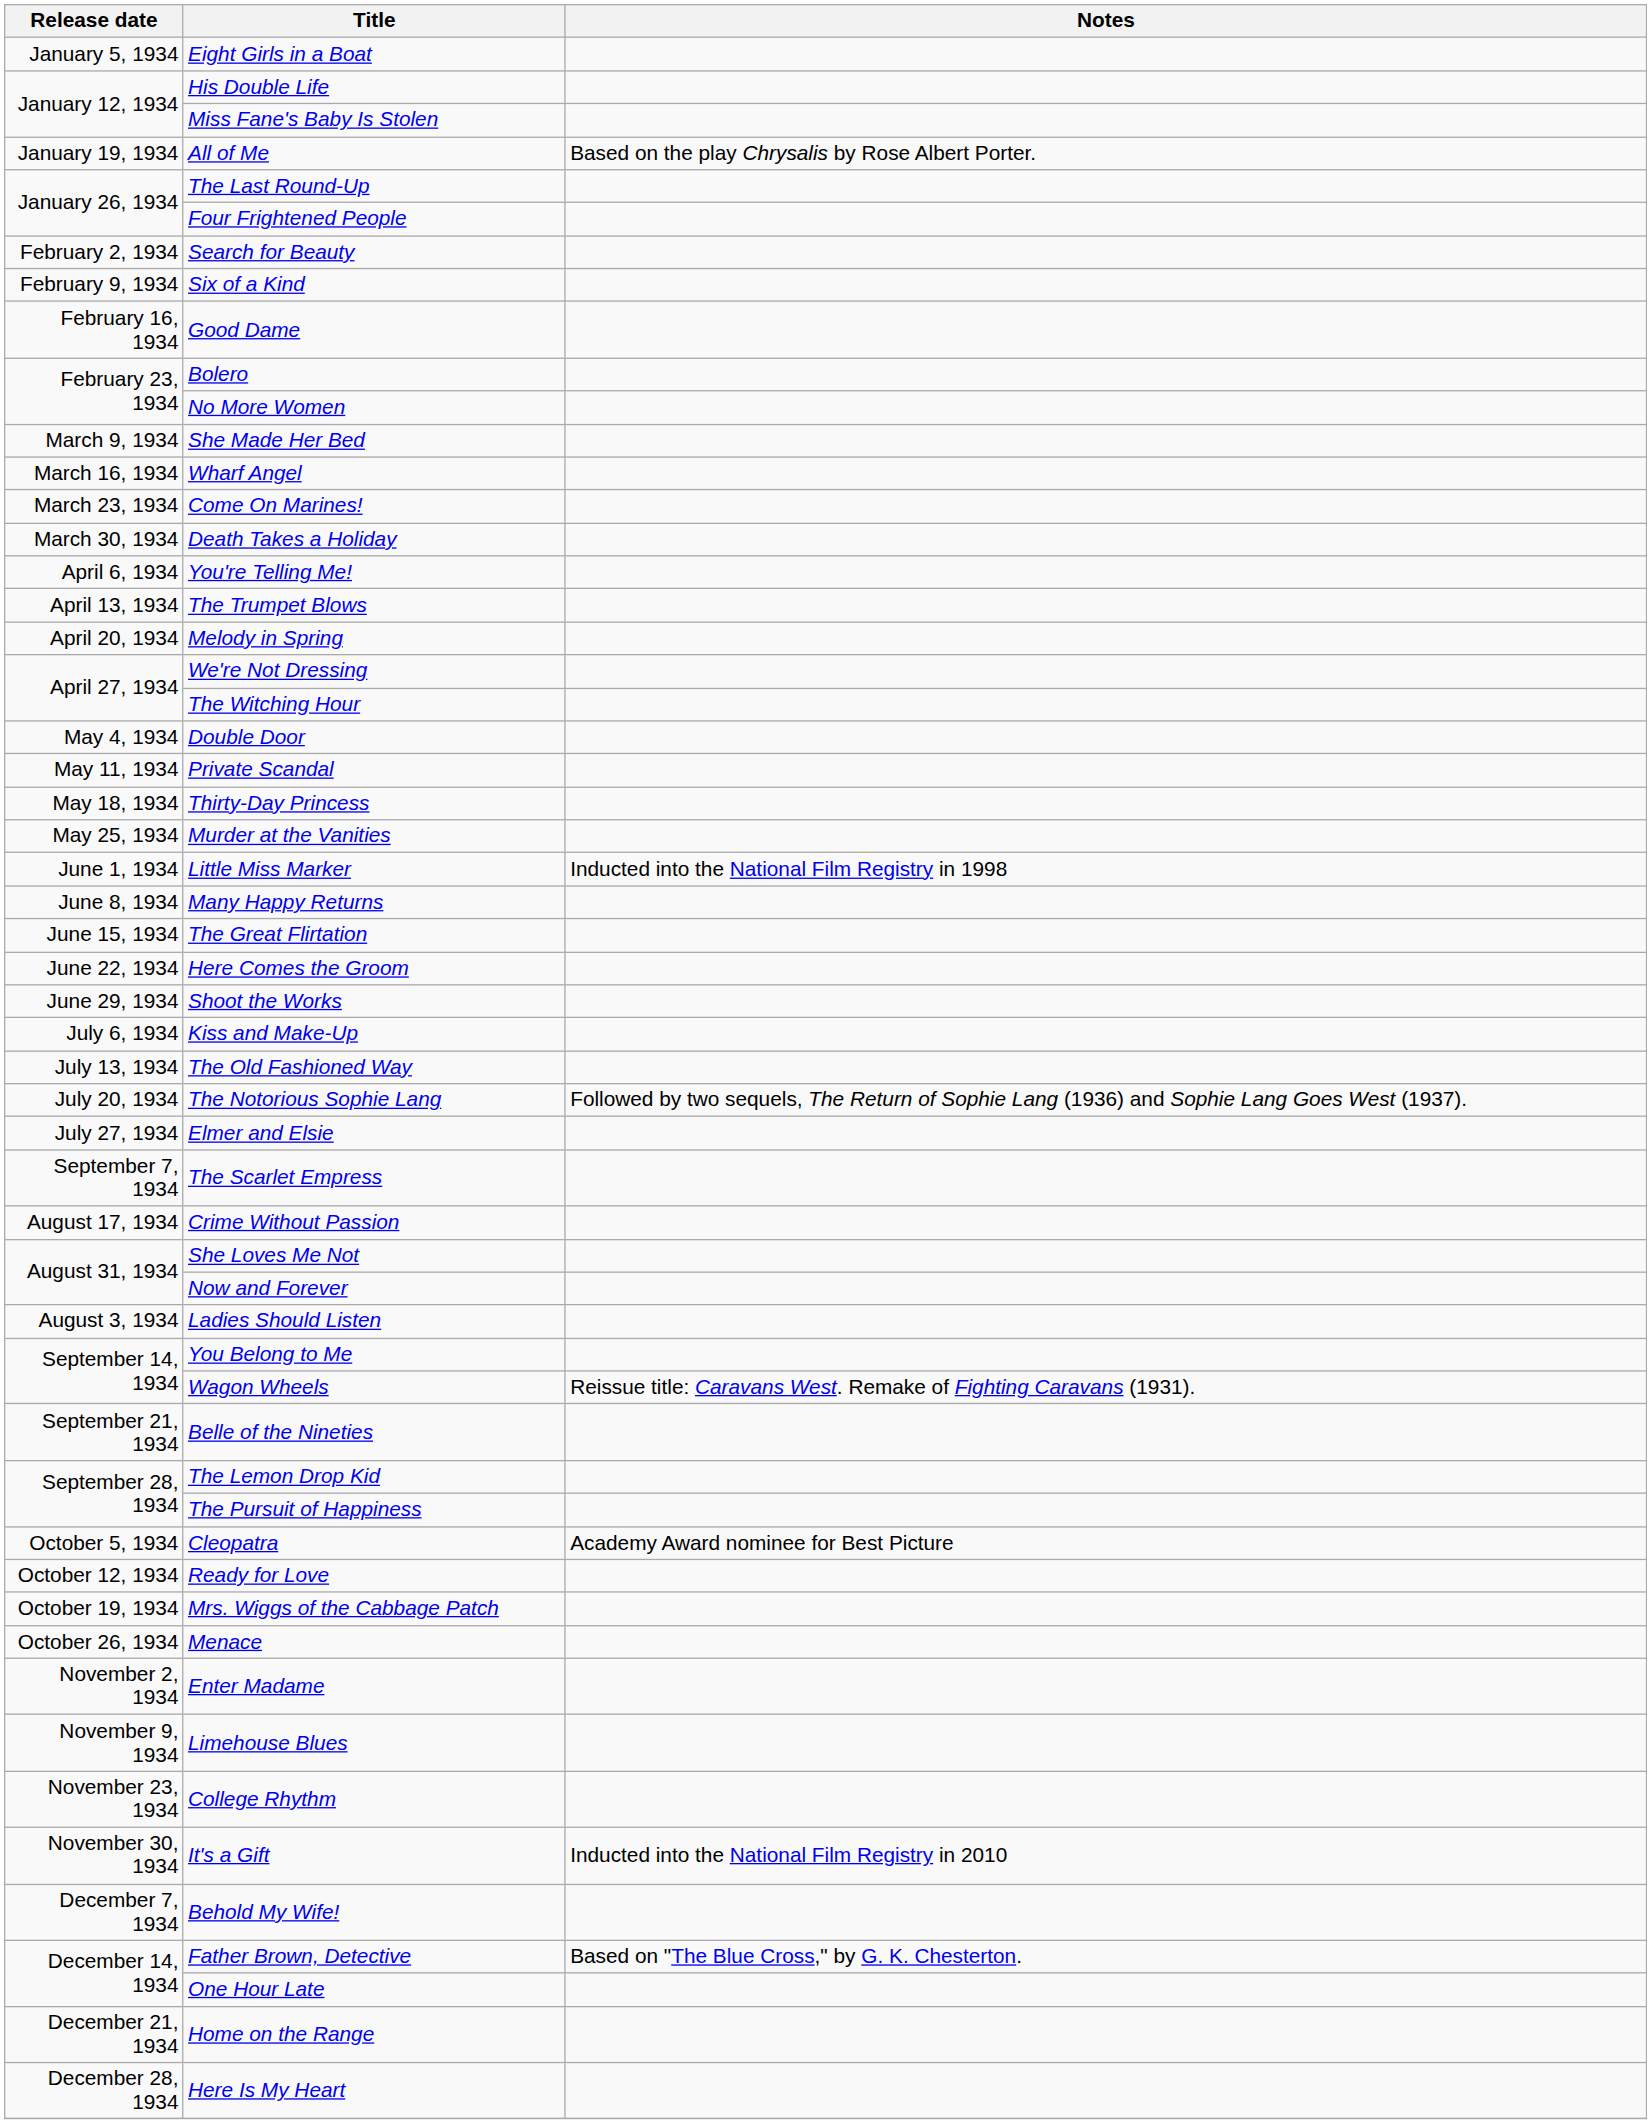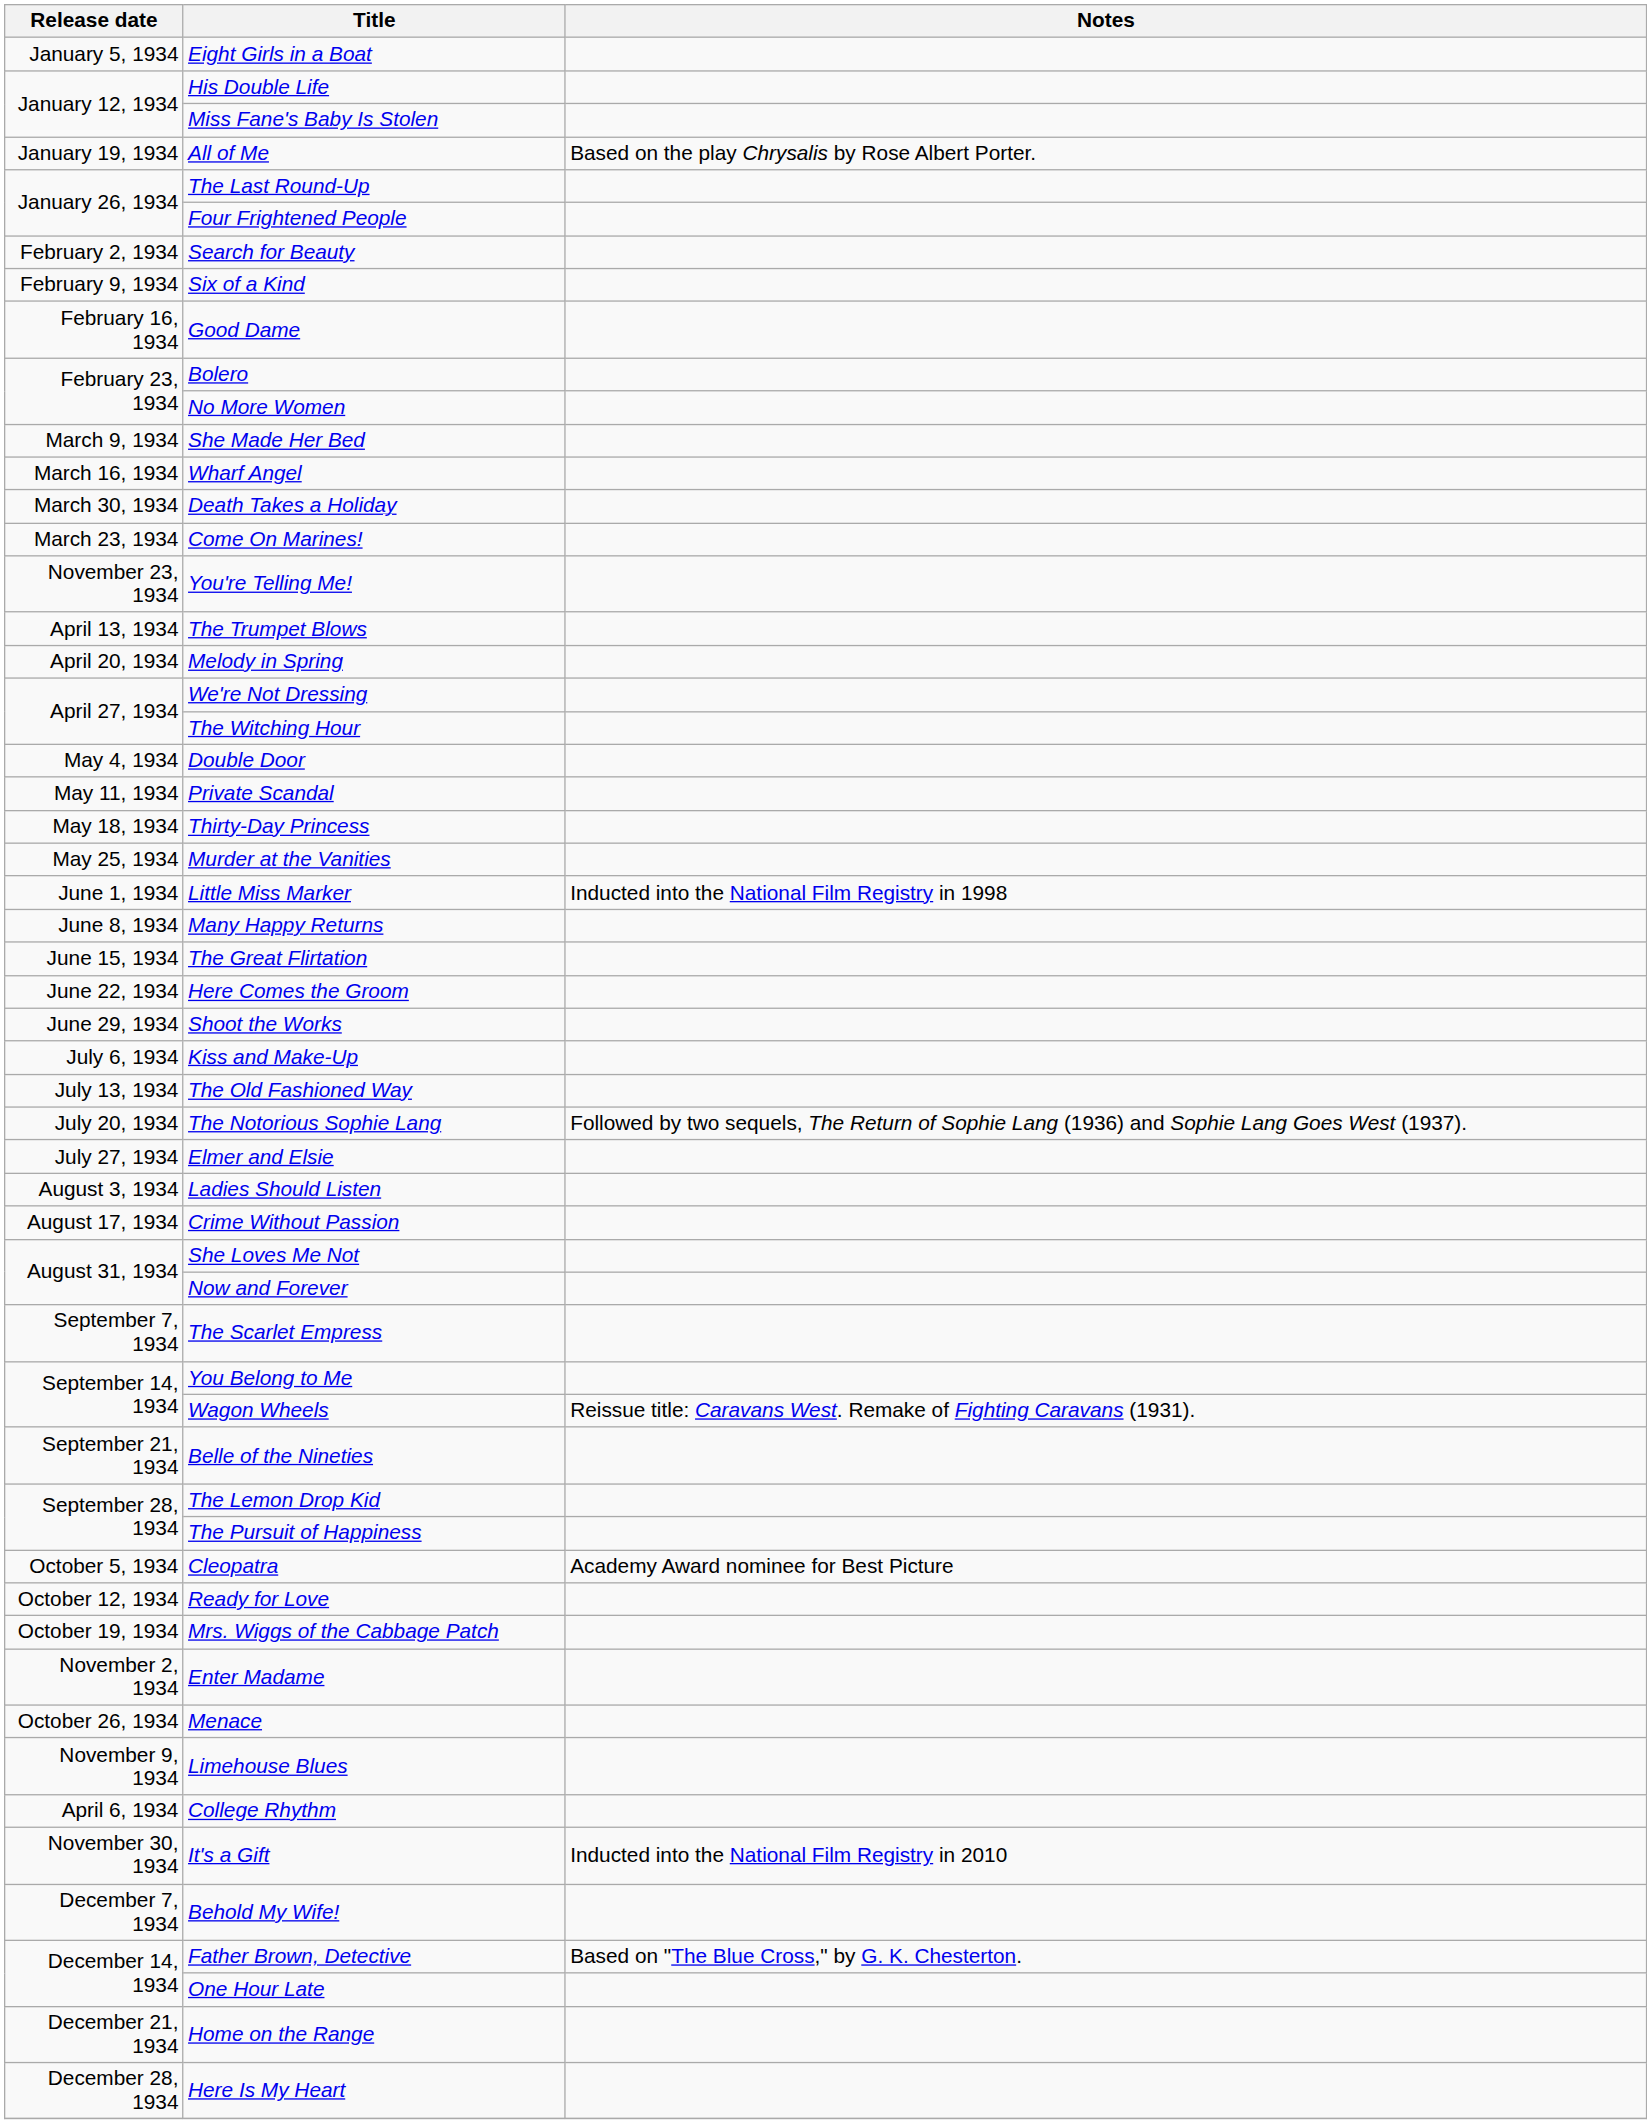rows swapped: (275, 506) <-> (292, 539)
(120, 572) April 6, 1934 -> (113, 583) November 23, 1934
rows swapped: (285, 1321) <-> (285, 1177)
rows swapped: (225, 1641) <-> (256, 1686)
(113, 1799) November 23, 1934 -> (120, 1810) April 6, 1934
